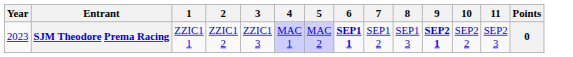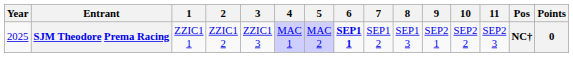+ column: (522, 12)
(18, 37) 2023 -> (18, 37) 2025
(437, 37) bold -> (436, 37) normal
